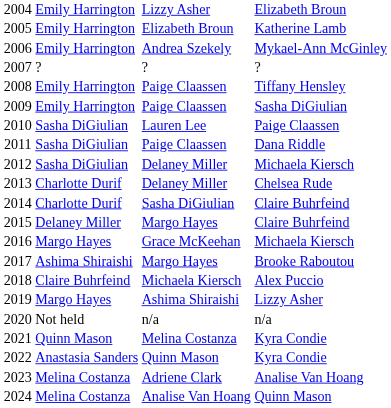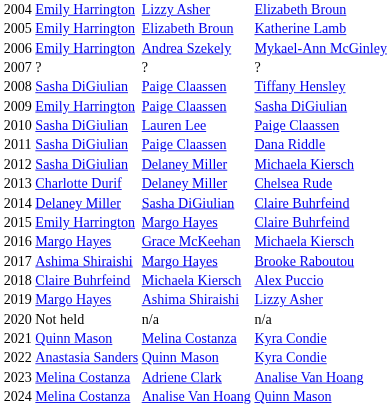(85, 87) Emily Harrington -> (82, 87) Sasha DiGiulian
(79, 203) Charlotte Durif -> (78, 203) Delaney Miller
(78, 222) Delaney Miller -> (85, 222) Emily Harrington
